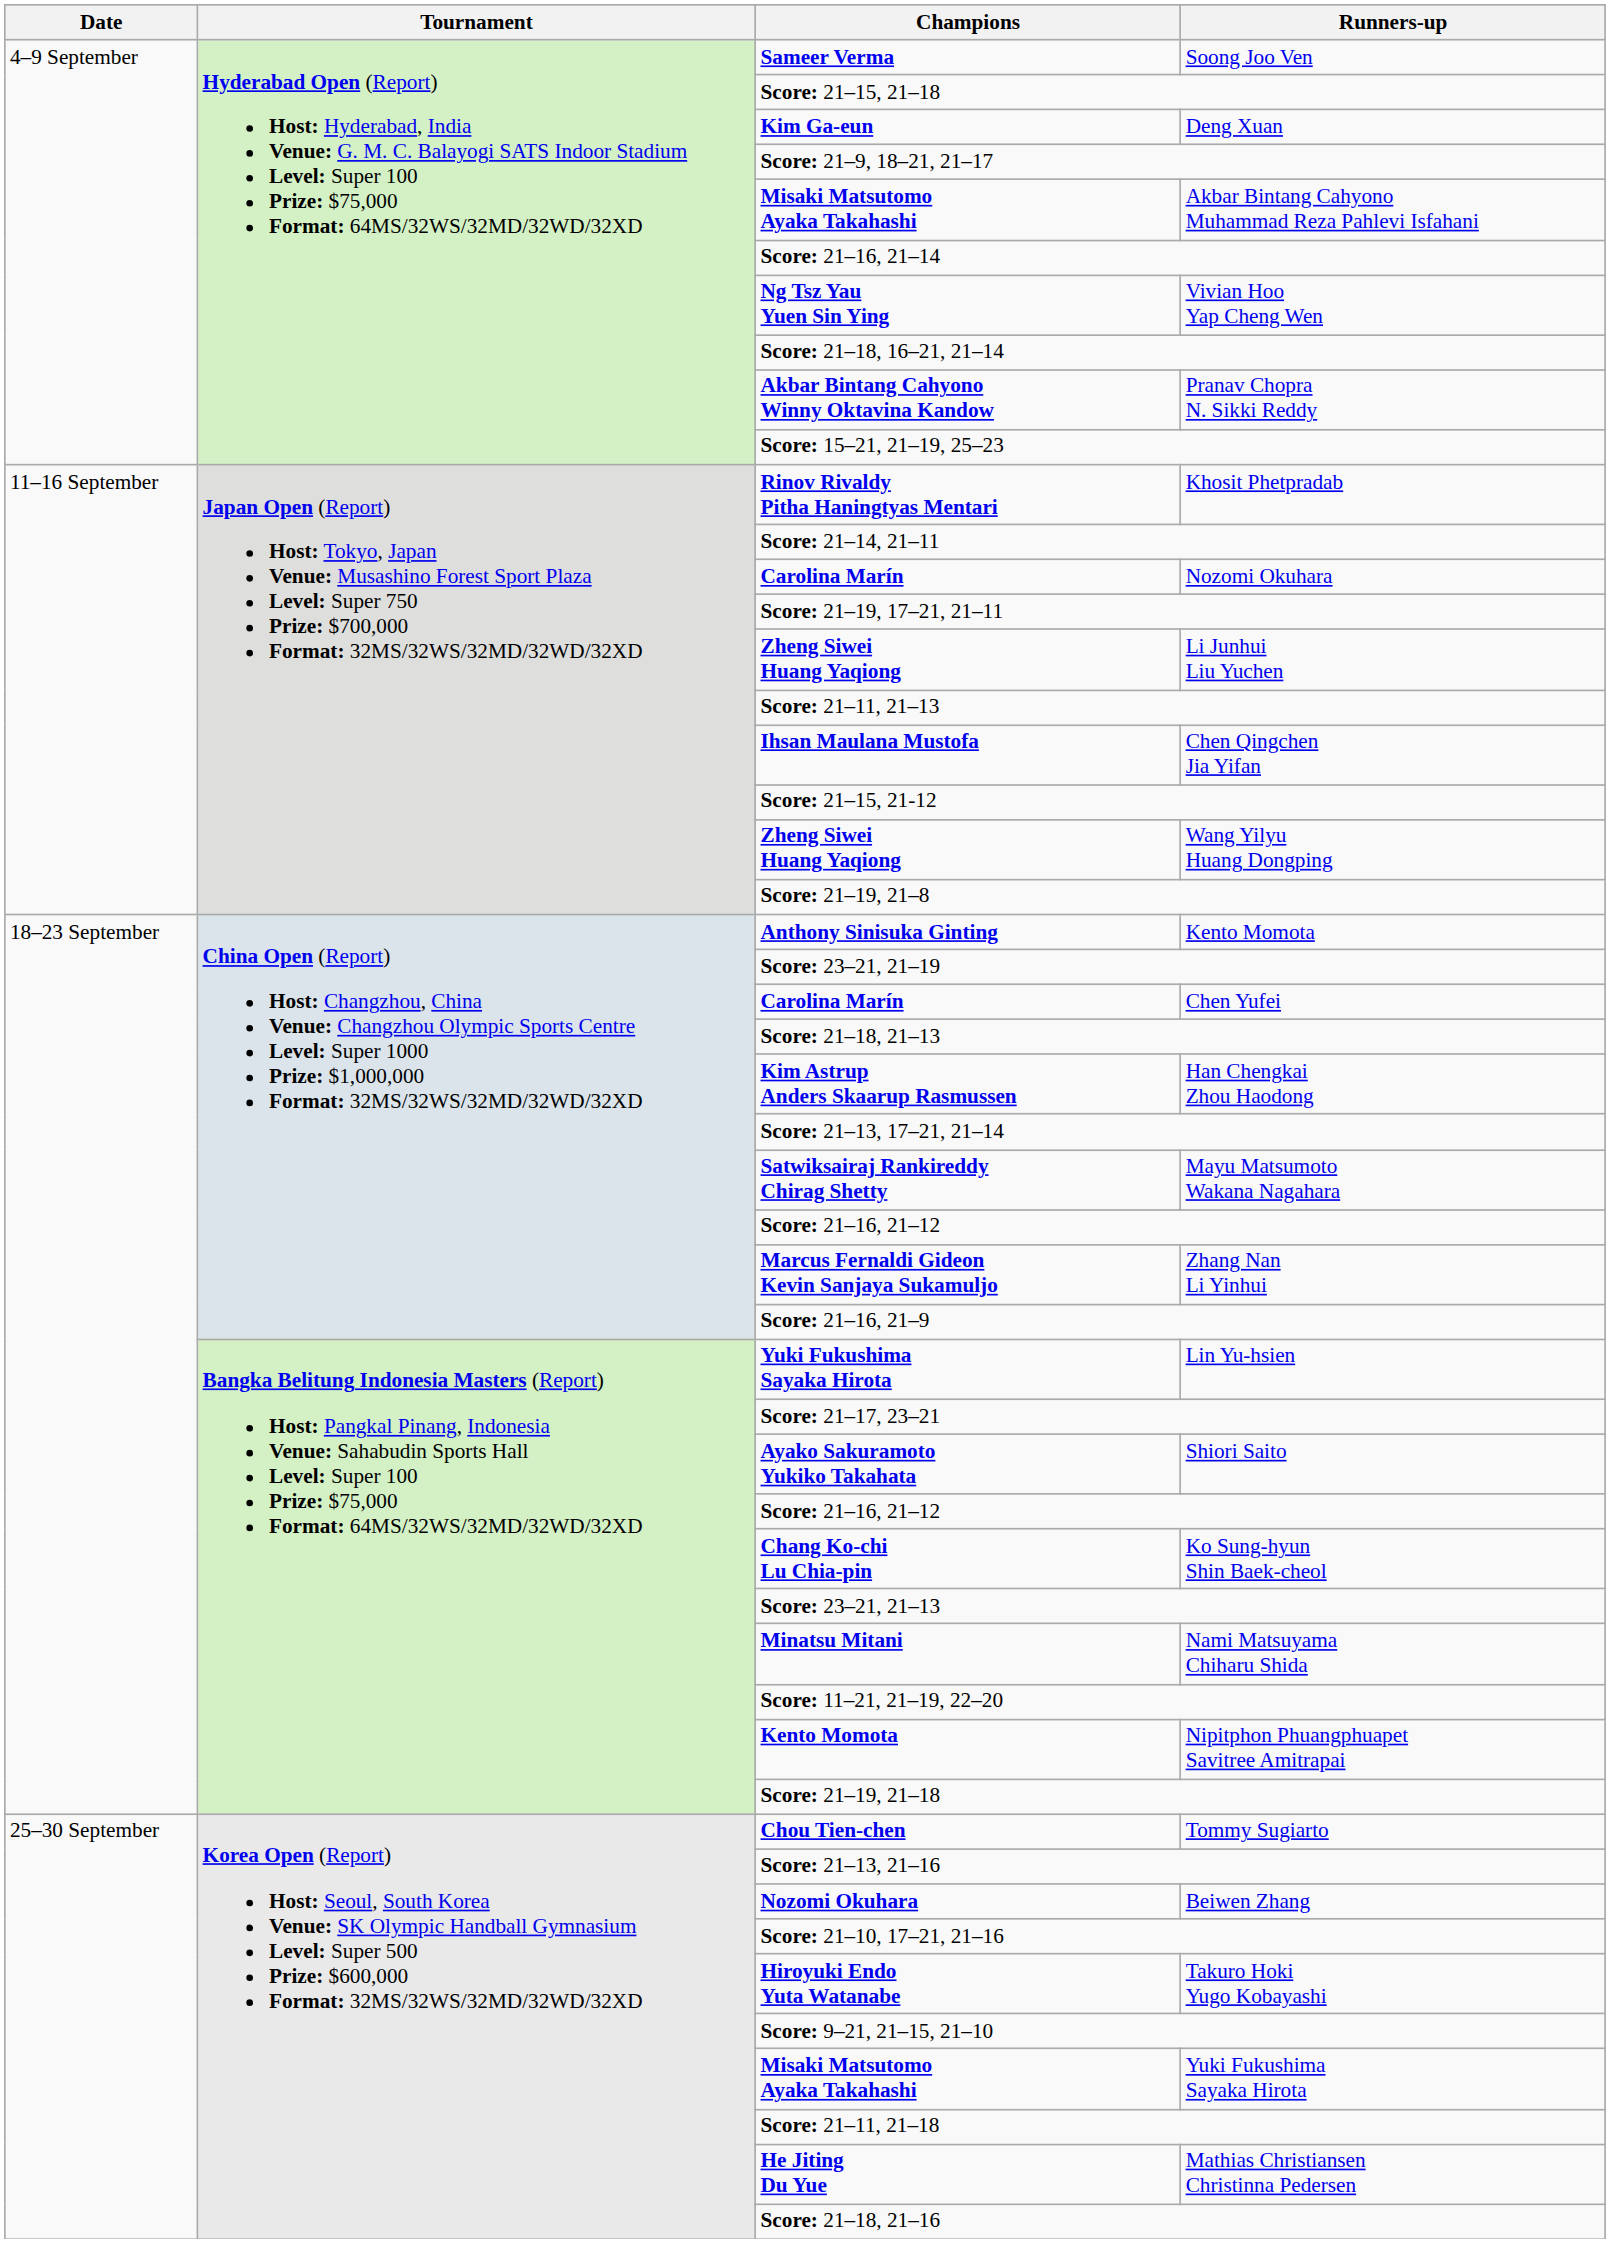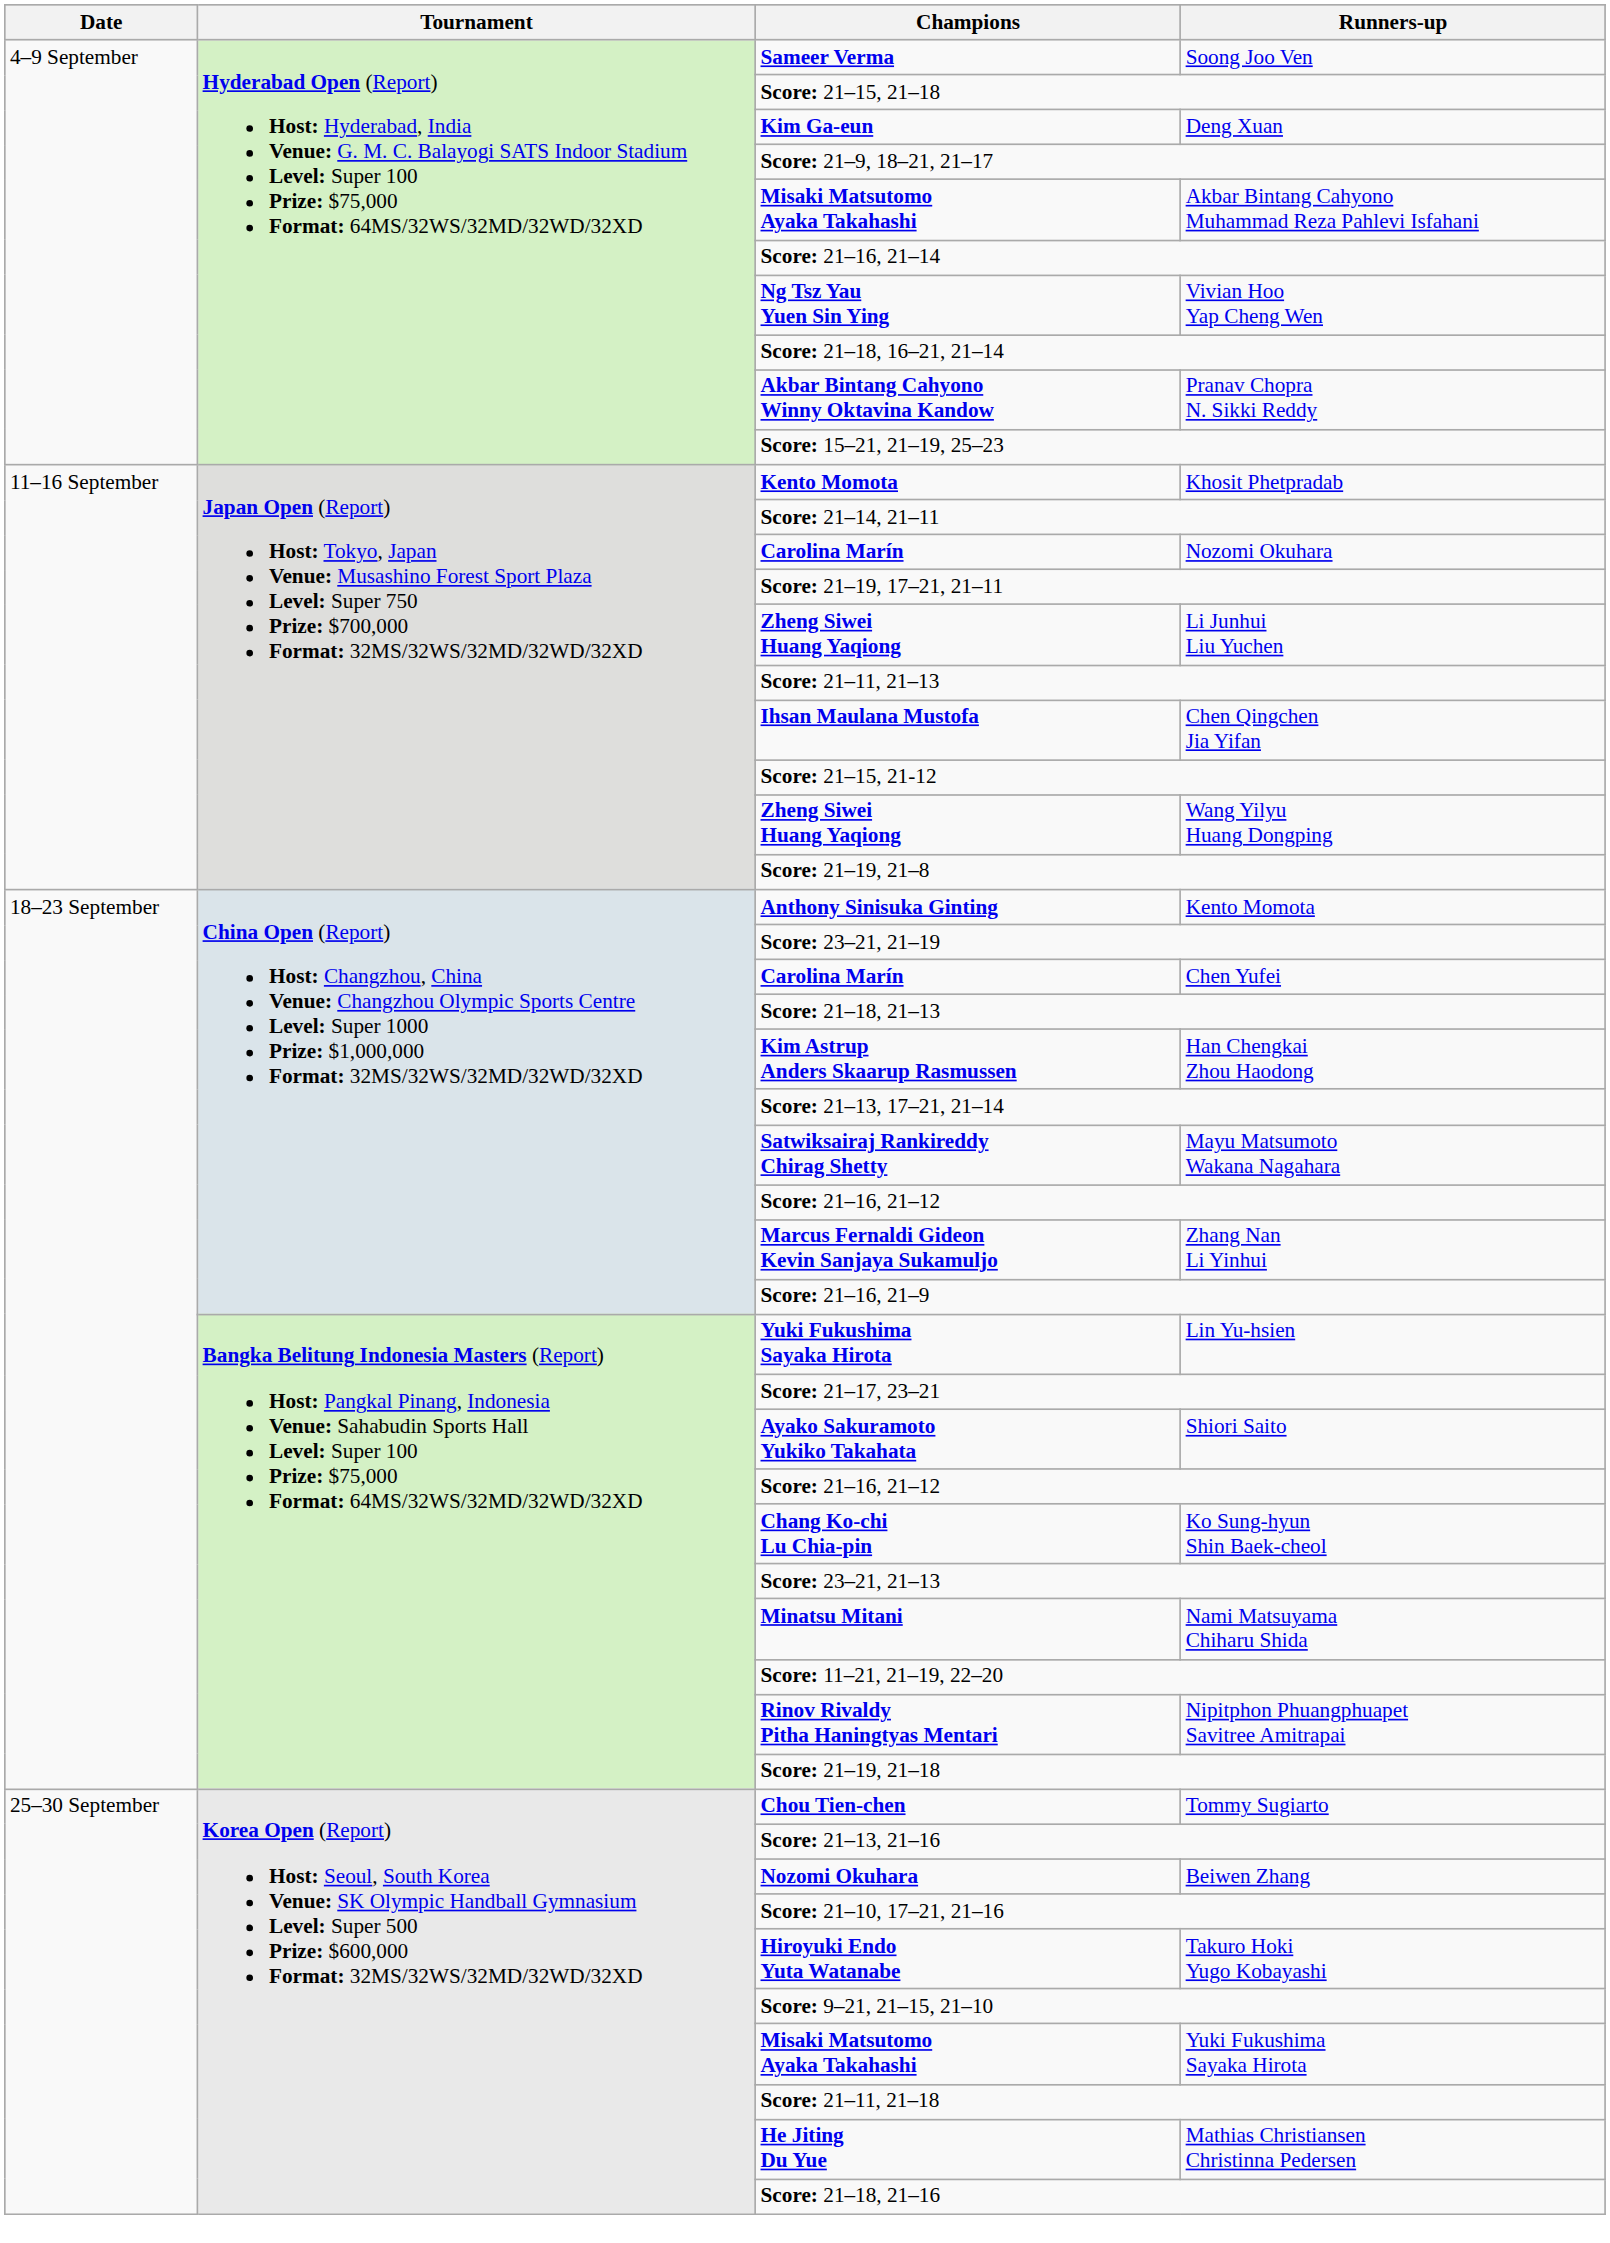(879, 494) Rinov Rivaldy Pitha Haningtyas Mentari -> (829, 481) Kento Momota
(829, 1736) Kento Momota -> (879, 1723) Rinov Rivaldy Pitha Haningtyas Mentari
